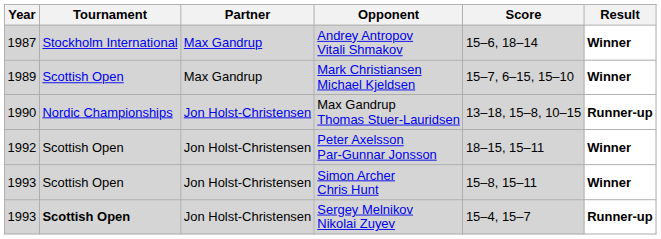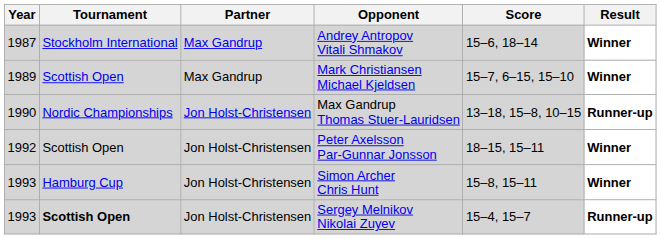(83, 182) Scottish Open -> (83, 182) Hamburg Cup
